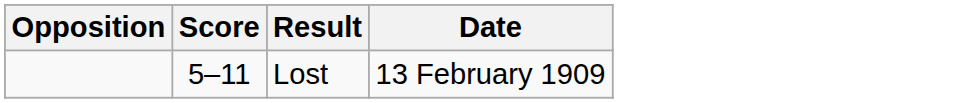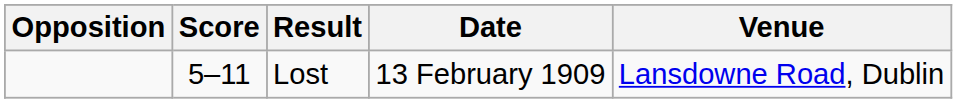+ column: (782, 27)
